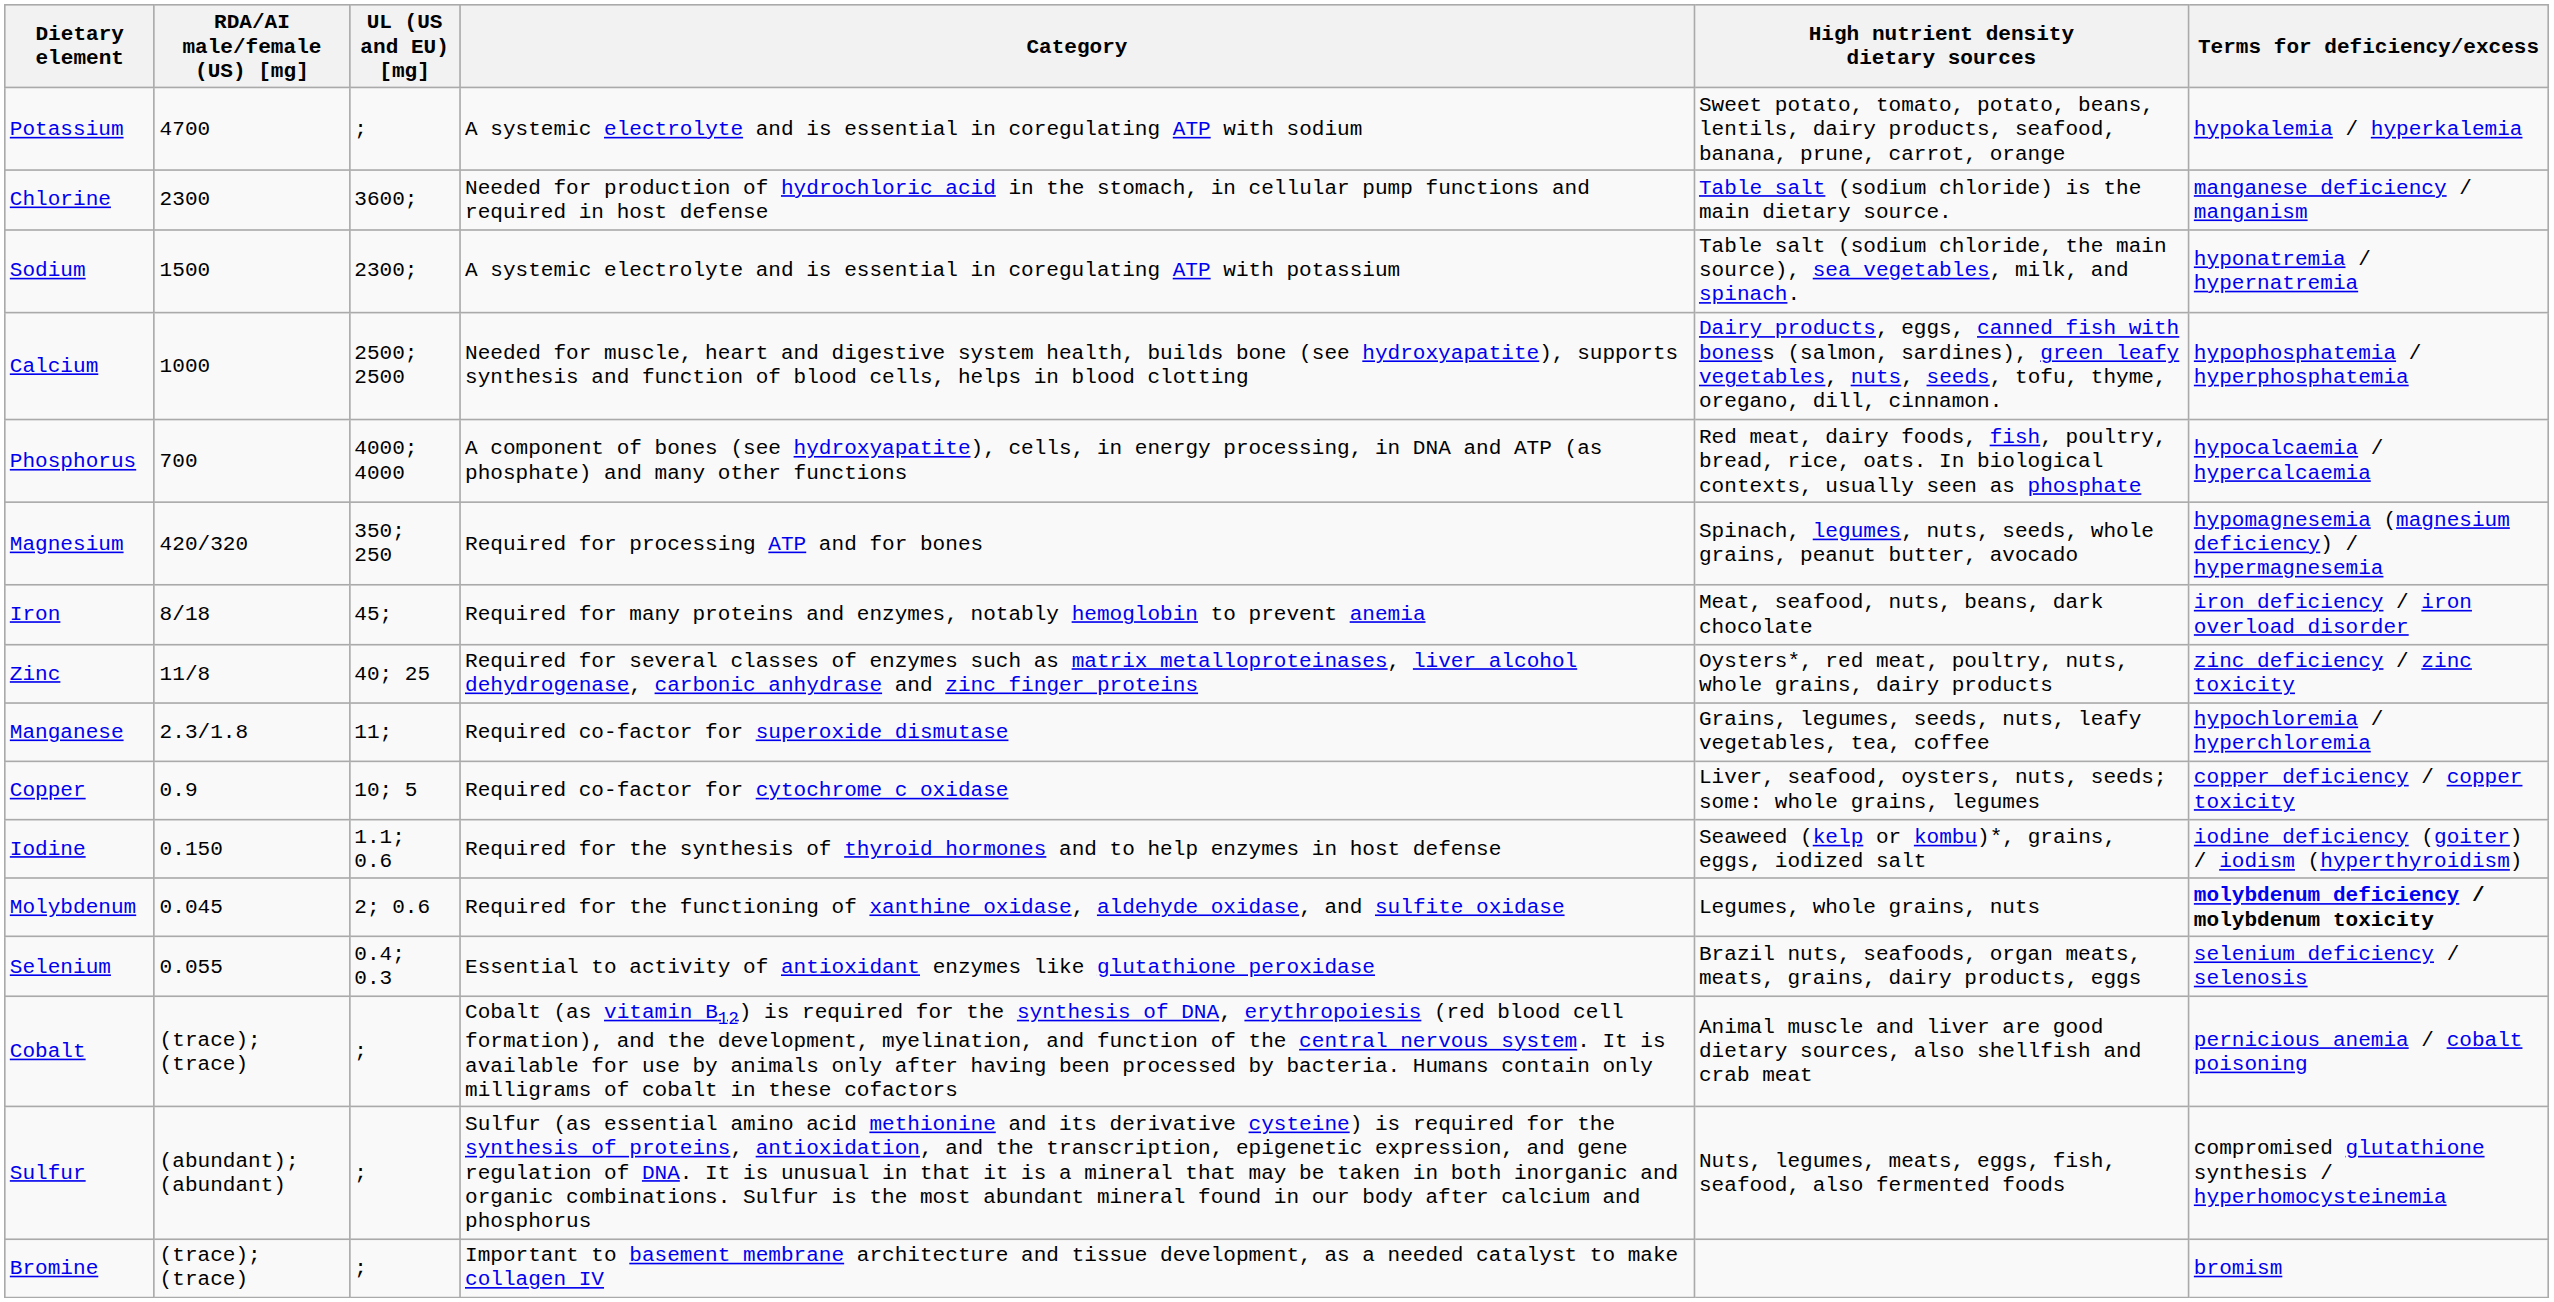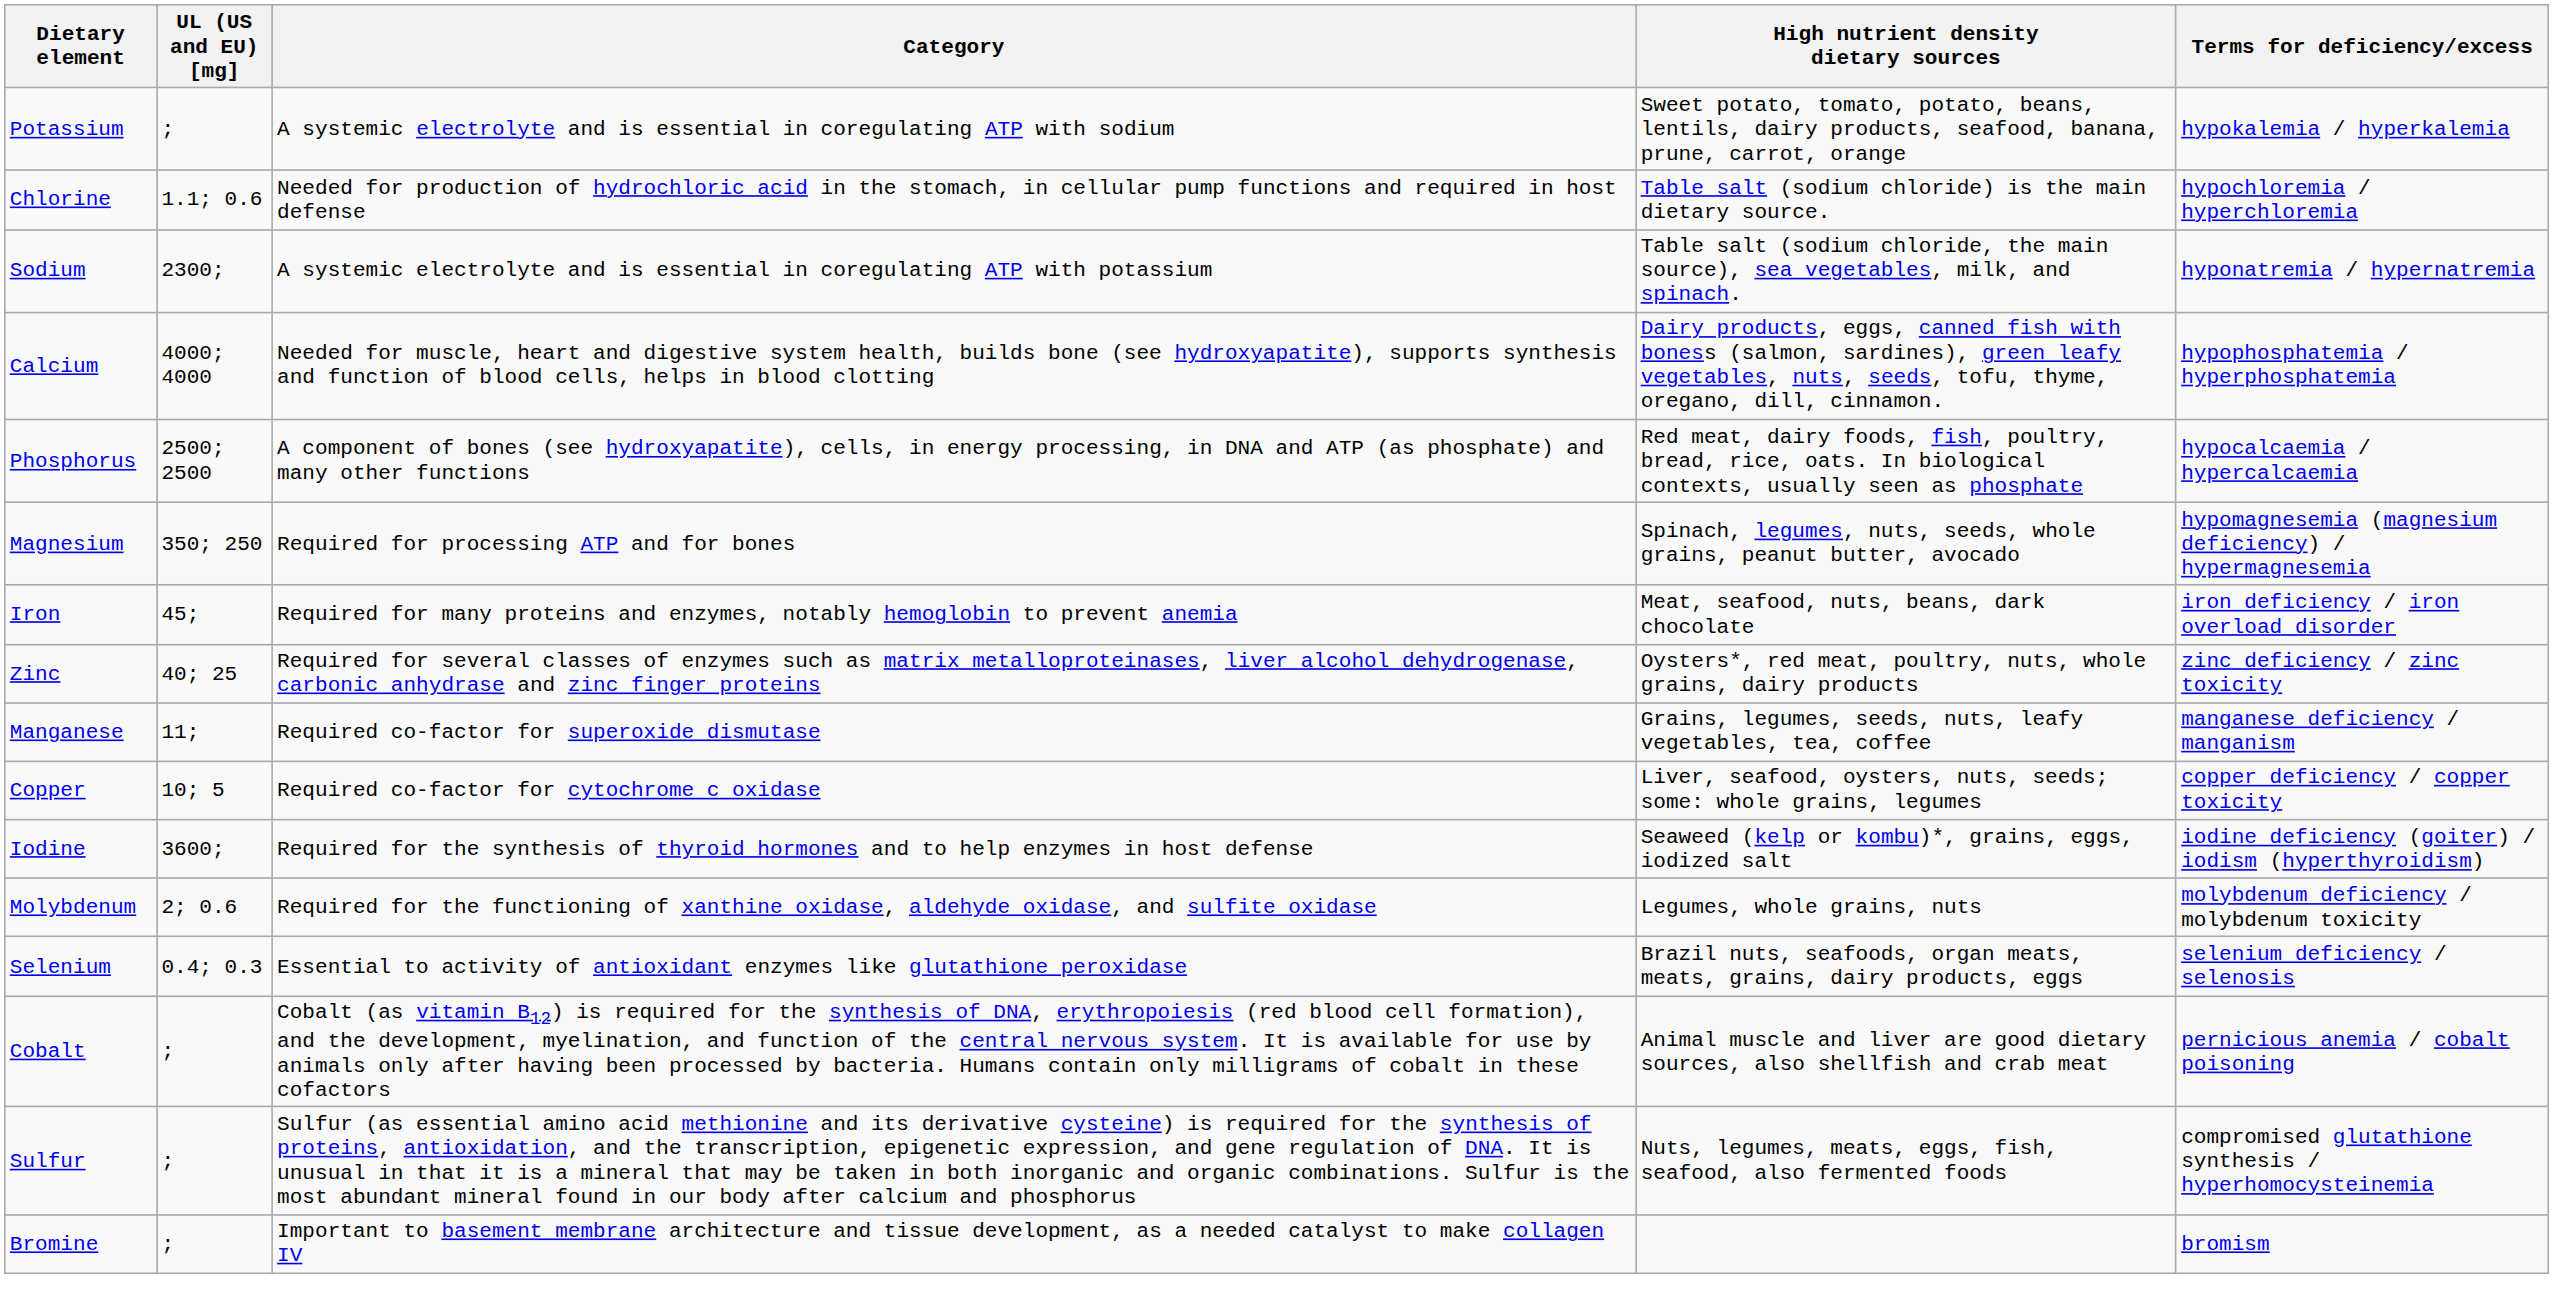- column: (252, 46)
(386, 200) 3600; -> (212, 200) 1.1; 0.6
(2333, 200) manganese deficiency / manganism -> (2276, 200) hypochloremia / hyperchloremia
(386, 366) 2500; 2500 -> (193, 366) 4000; 4000
(386, 461) 4000; 4000 -> (193, 461) 2500; 2500
(2289, 732) hypochloremia / hyperchloremia -> (2320, 732) manganese deficiency / manganism
(380, 849) 1.1; 0.6 -> (193, 849) 3600;
(2339, 908) bold -> (2326, 908) normal
